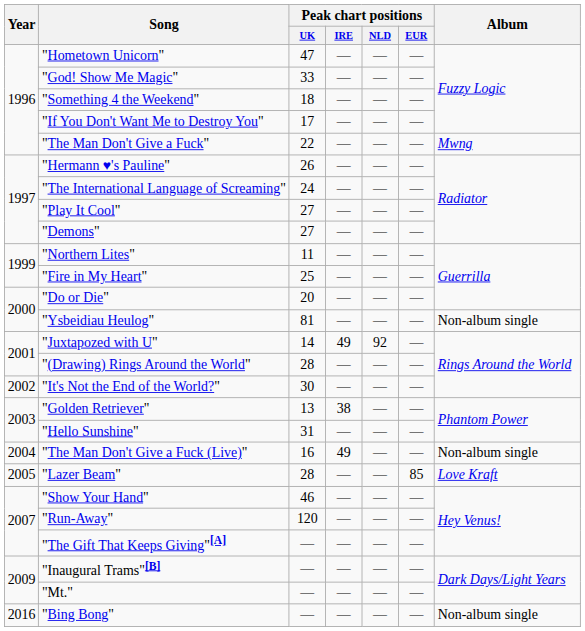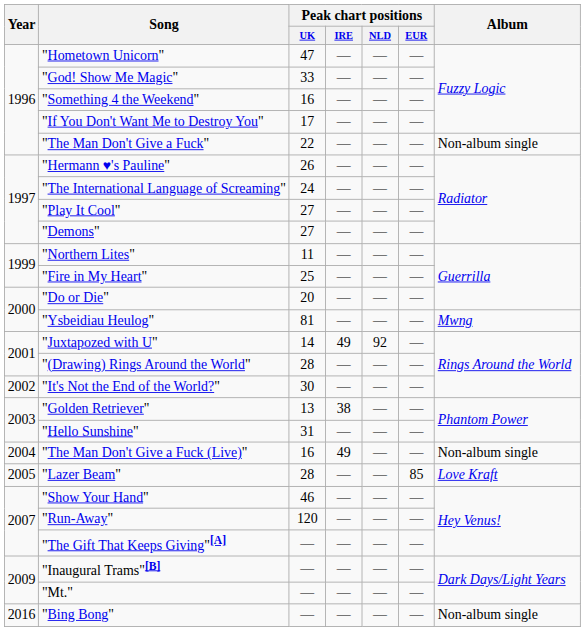(307, 99) 18 -> (307, 99) 16
(455, 143) Mwng -> (488, 143) Non-album single
(488, 320) Non-album single -> (455, 320) Mwng
